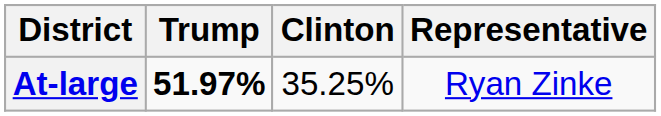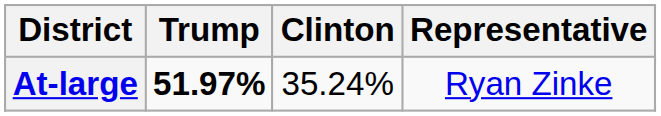(338, 83) 35.25% -> (338, 83) 35.24%
